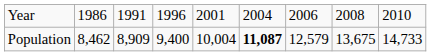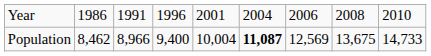(133, 39) 8,909 -> (133, 39) 8,966
(309, 39) 12,579 -> (309, 39) 12,569
